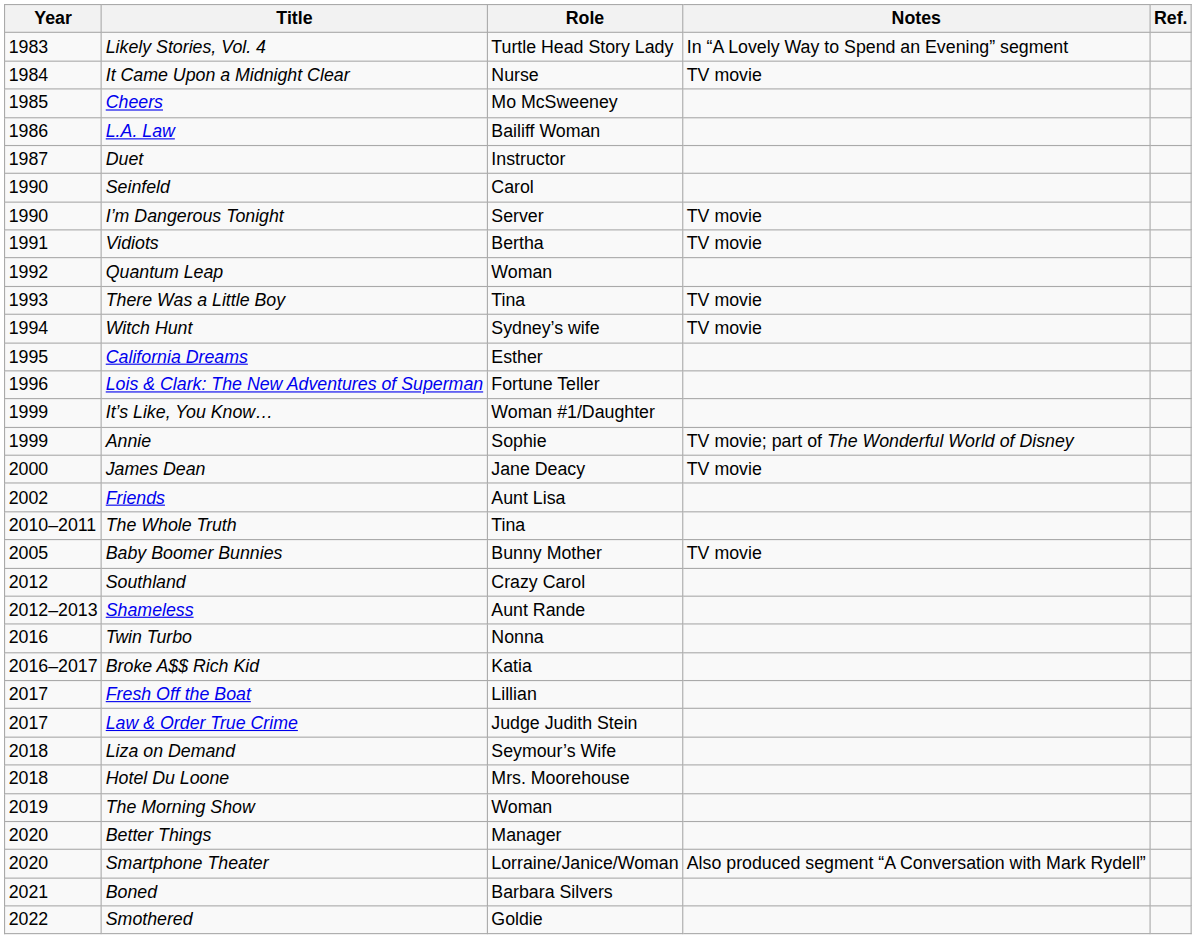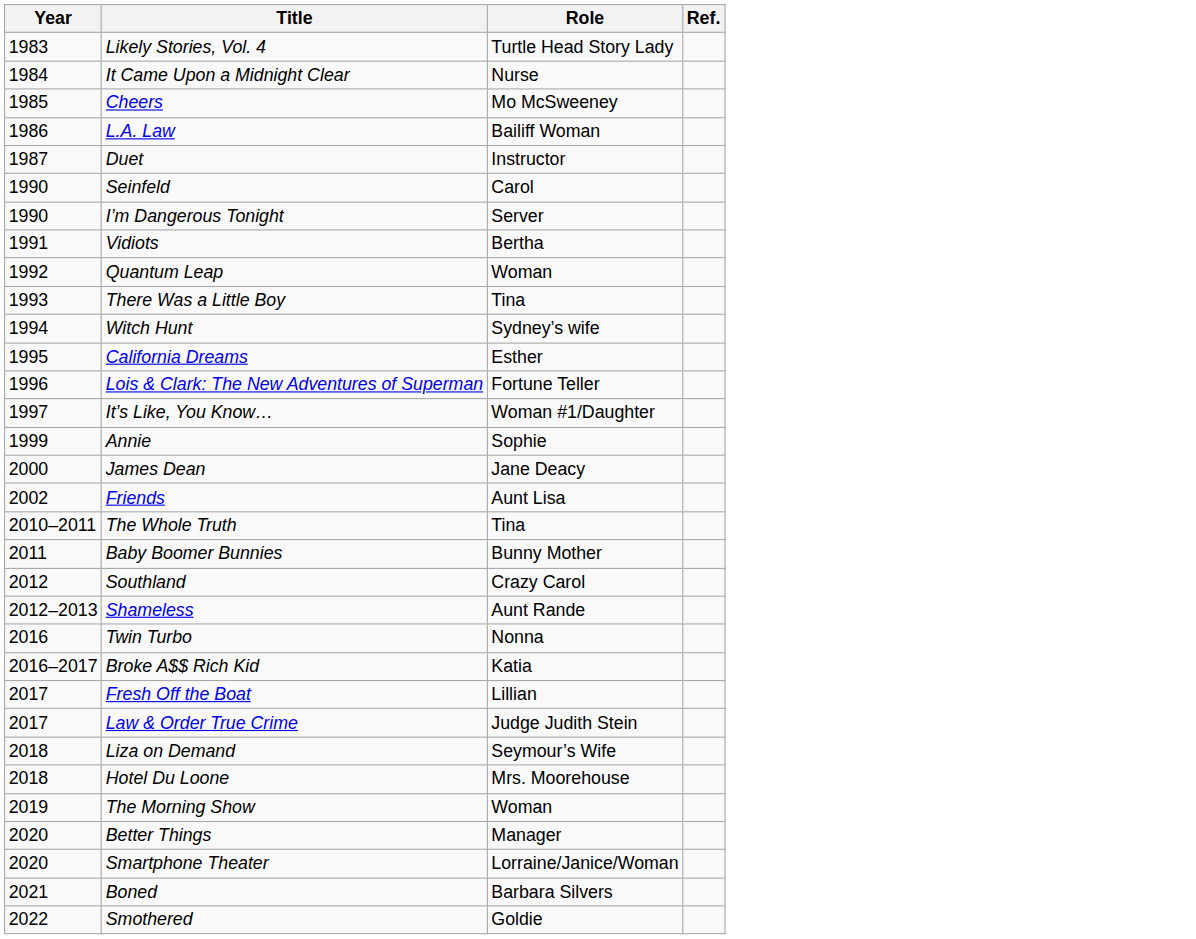- column: (916, 18)
(28, 412) 1999 -> (28, 412) 1997
(28, 553) 2005 -> (28, 553) 2011
